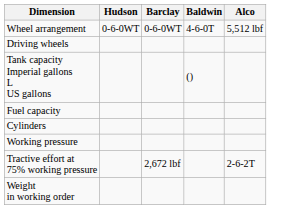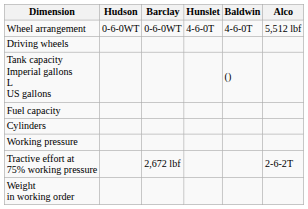+ column: (203, 12)
